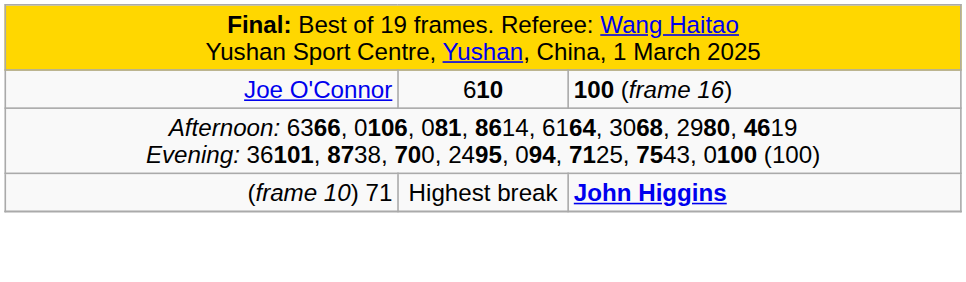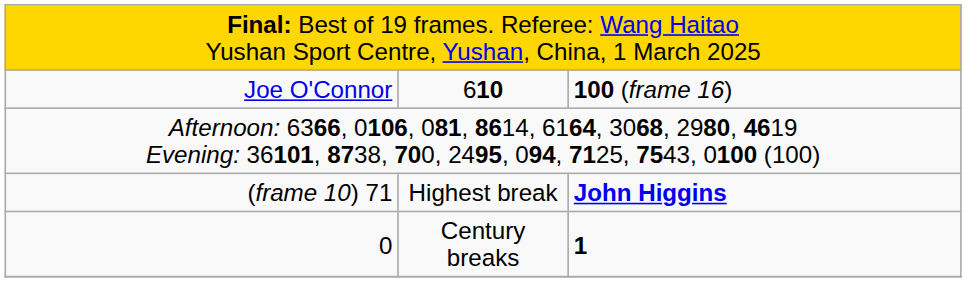+ row: (386, 245)
